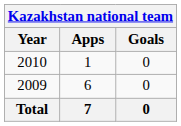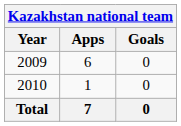rows swapped: (32, 86) <-> (32, 62)
